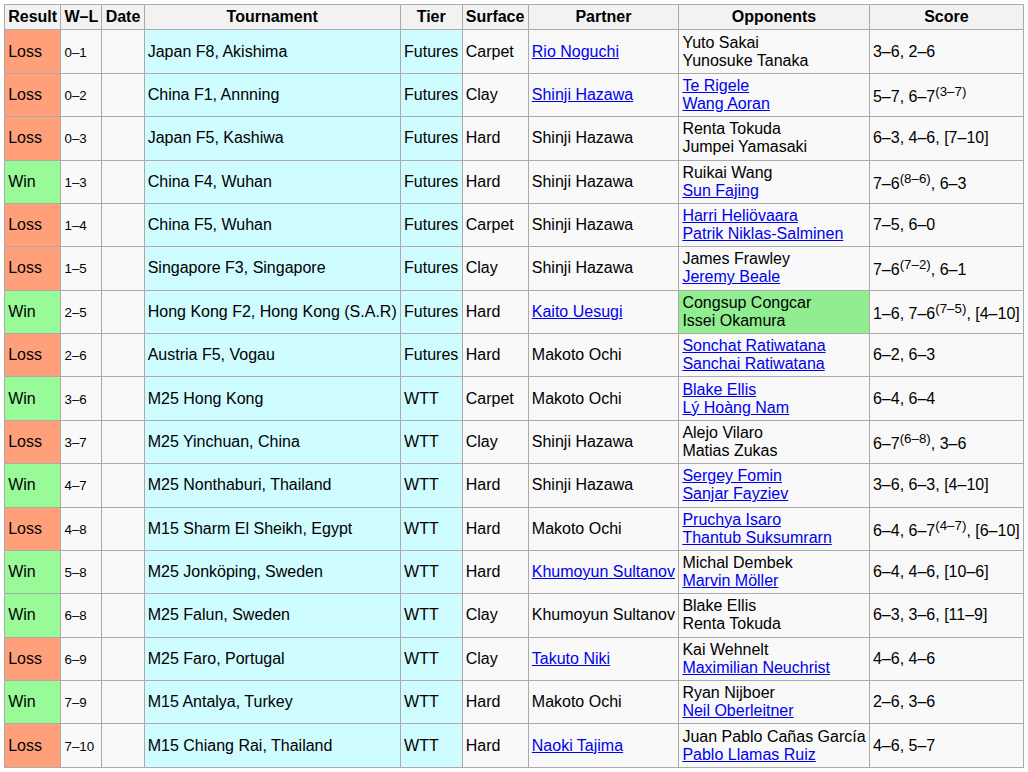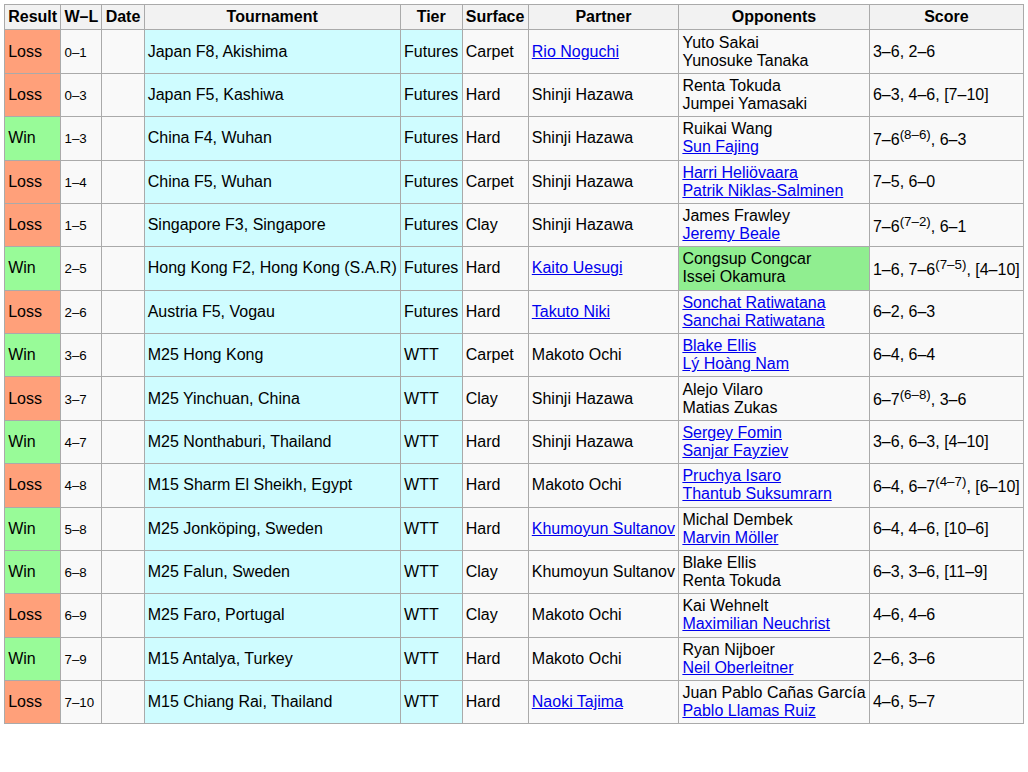- row: (214, 94)
(577, 355) Makoto Ochi -> (571, 311) Takuto Niki
(571, 658) Takuto Niki -> (577, 615) Makoto Ochi
